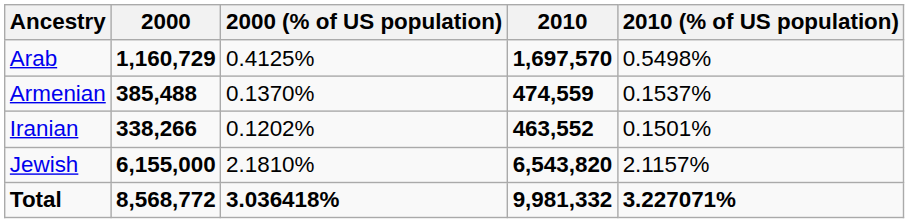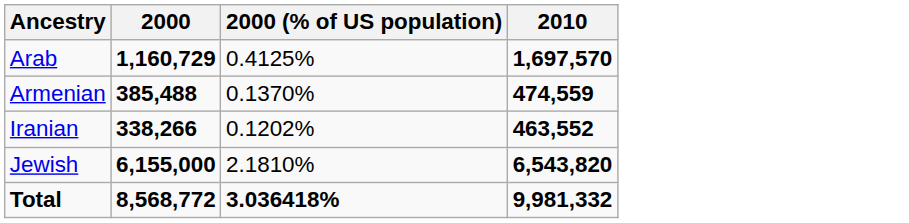- column: (761, 22)
